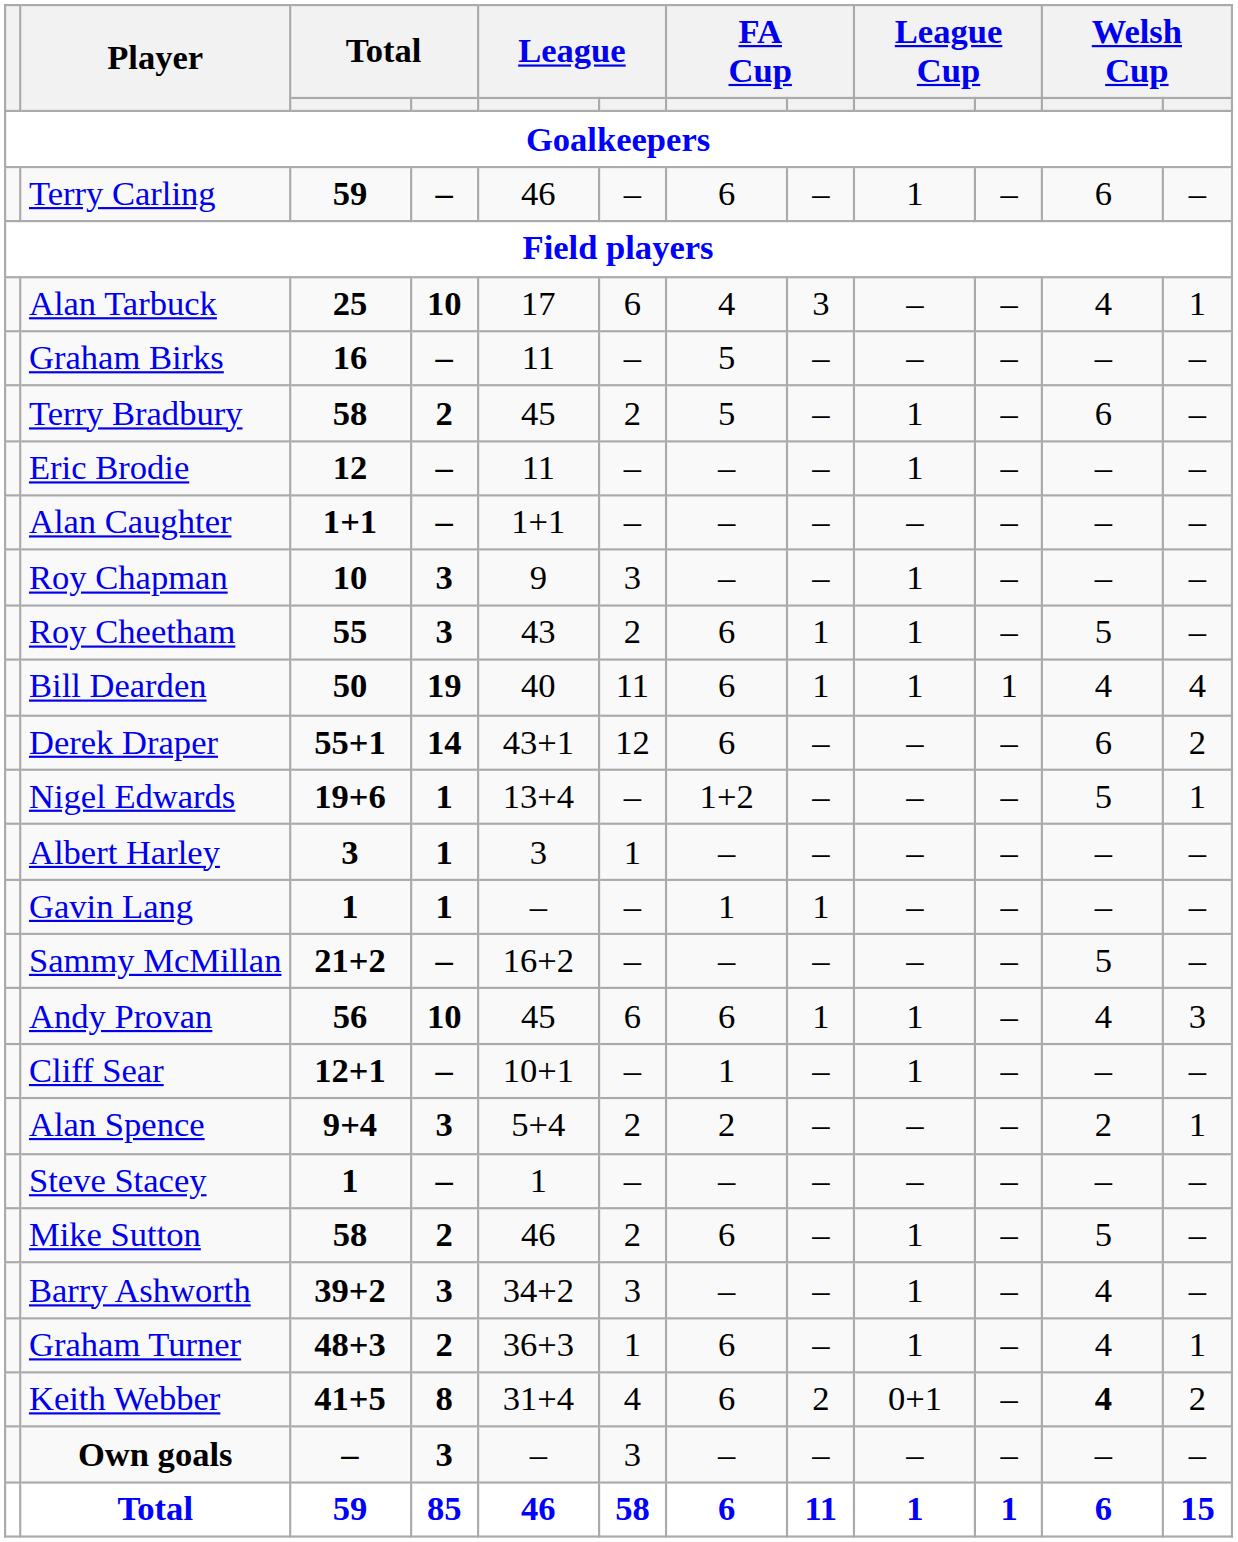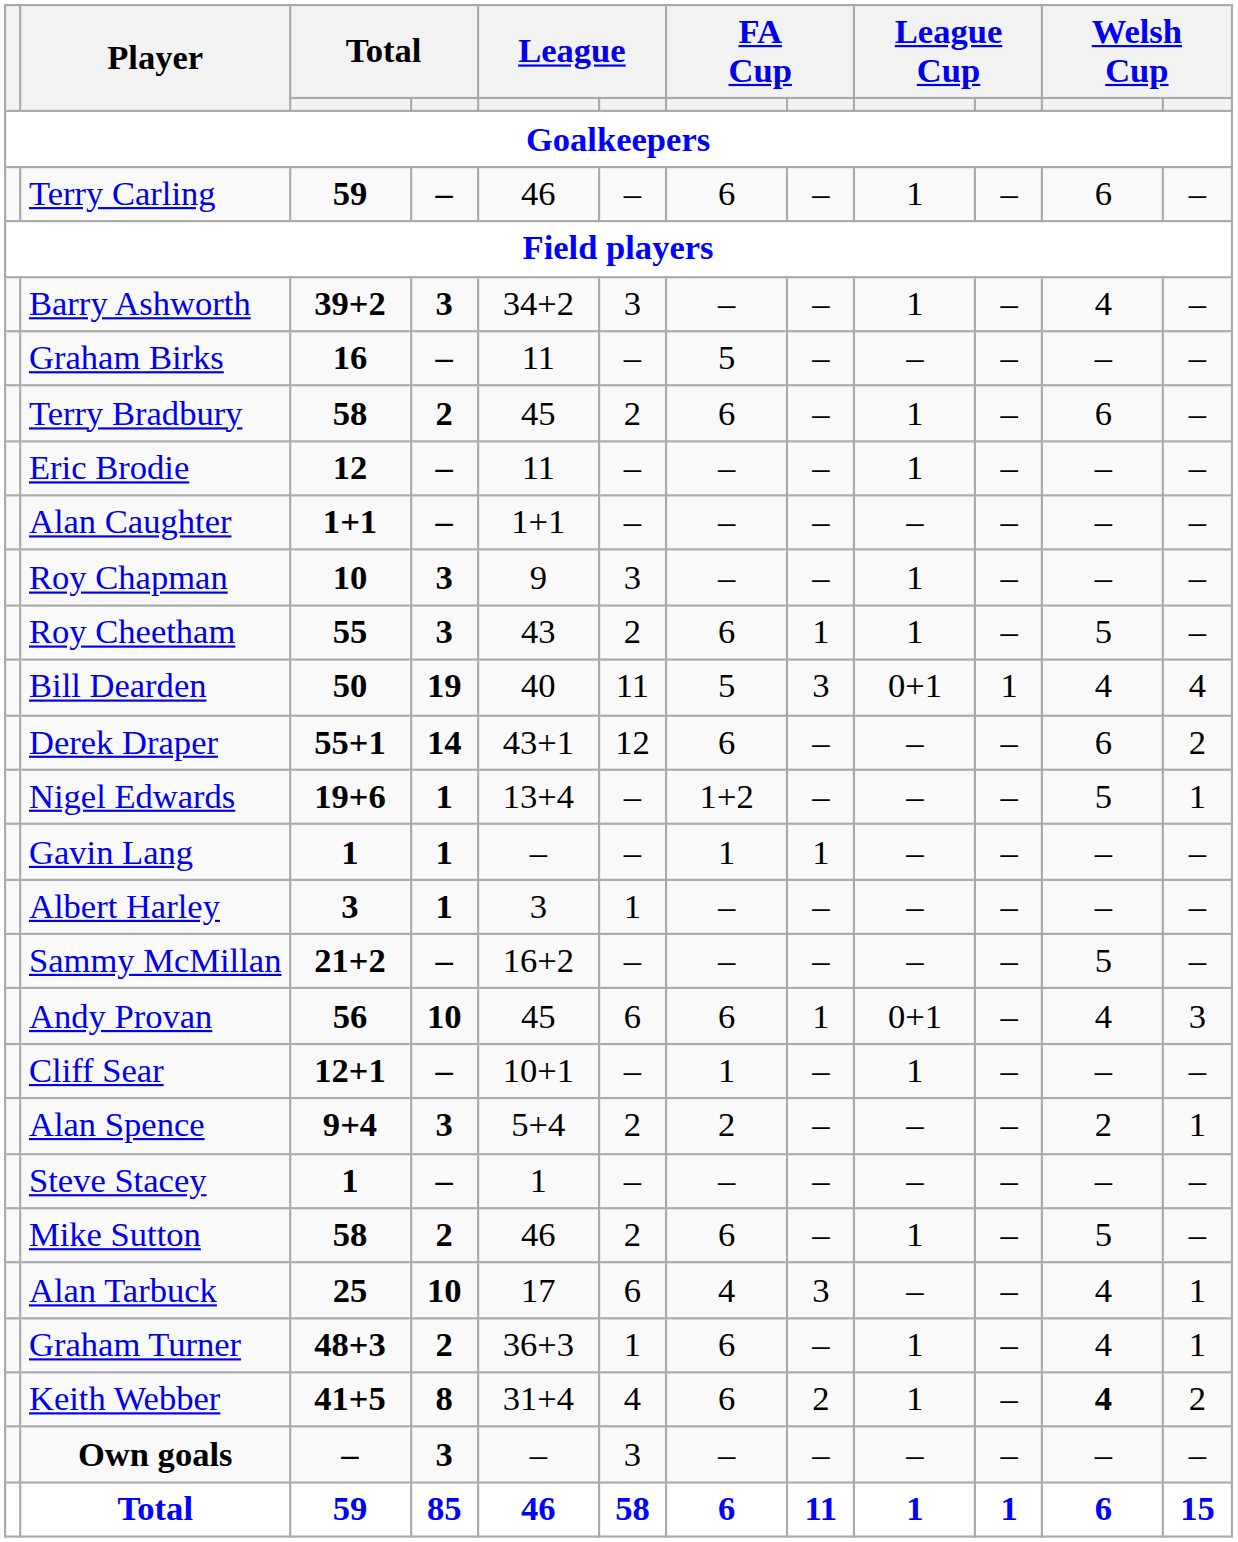rows swapped: (140, 1289) <-> (123, 303)
(727, 412) 5 -> (727, 412) 6
(727, 686) 6 -> (727, 686) 5
(821, 686) 1 -> (821, 686) 3
(915, 686) 1 -> (915, 686) 0+1
rows swapped: (124, 851) <-> (111, 906)
(915, 1015) 1 -> (915, 1015) 0+1
(915, 1399) 0+1 -> (915, 1399) 1
